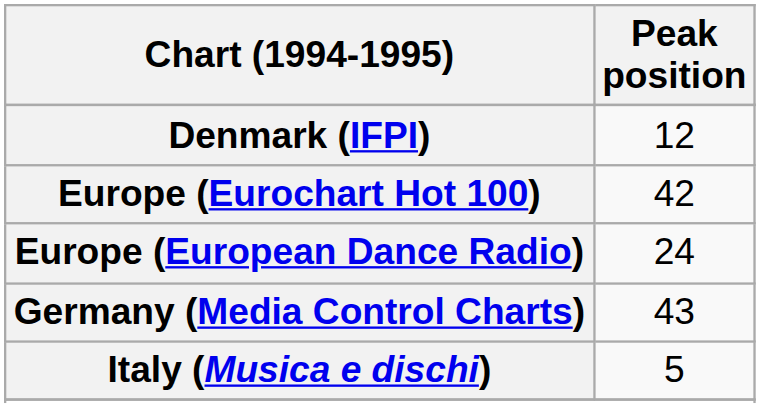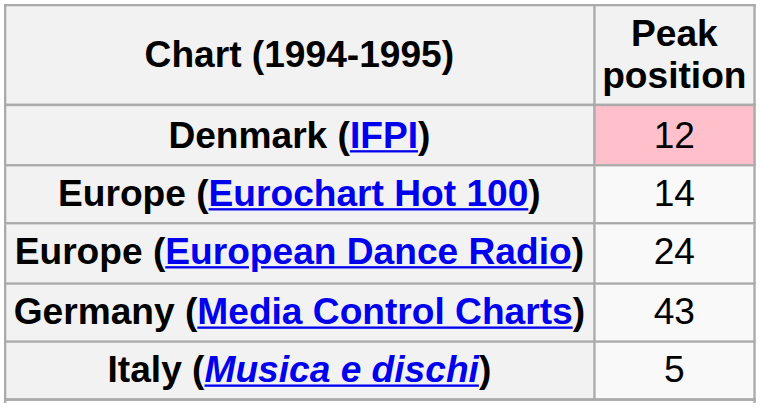(674, 134) no background -> (674, 134) pink background
(674, 193) 42 -> (674, 193) 14
